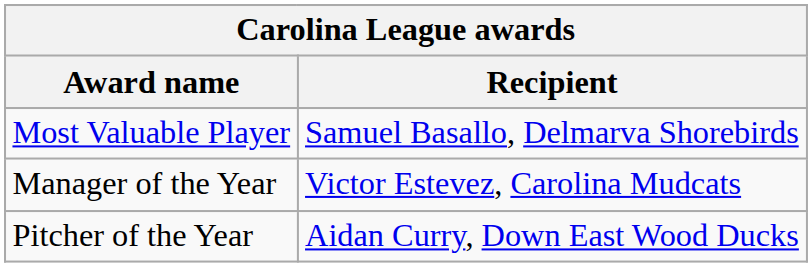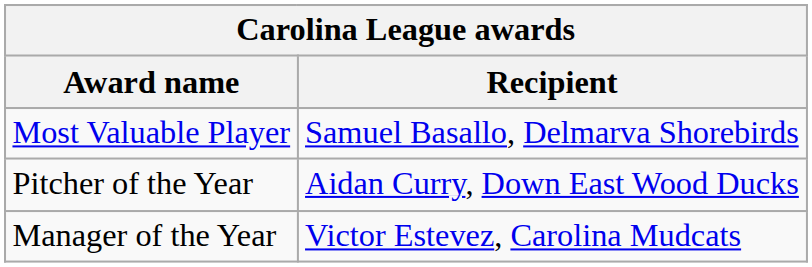rows swapped: (133, 235) <-> (144, 183)
